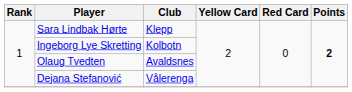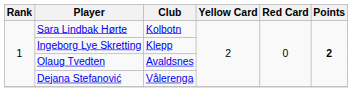(159, 29) Klepp -> (164, 29) Kolbotn
(164, 45) Kolbotn -> (159, 45) Klepp
